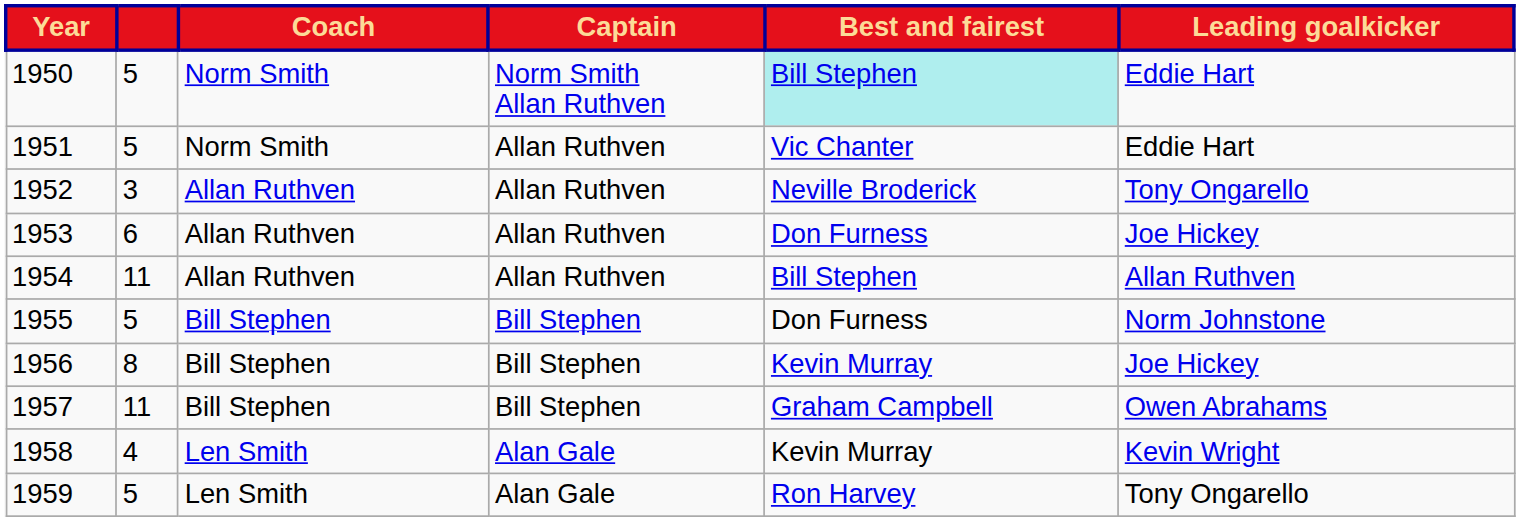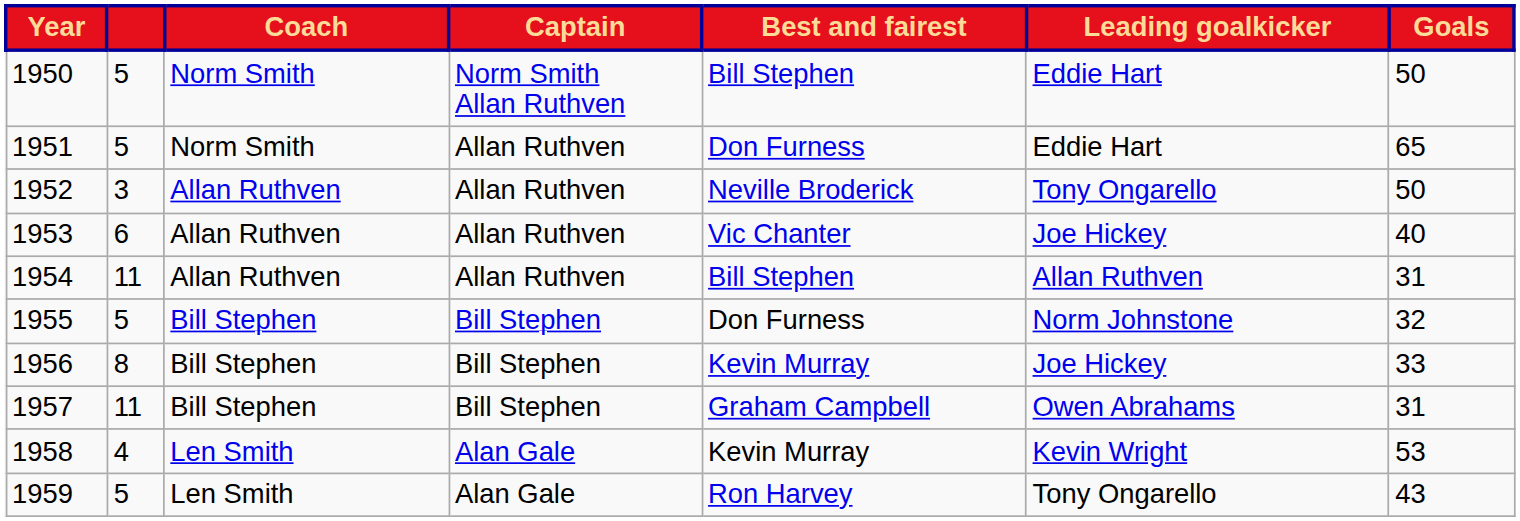+ column: (1451, 27)
(844, 73) paleturquoise background -> (781, 73) no background
(842, 147) Vic Chanter -> (786, 147) Don Furness
(849, 233) Don Furness -> (779, 233) Vic Chanter
